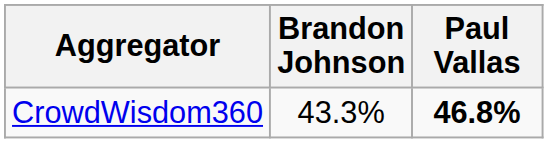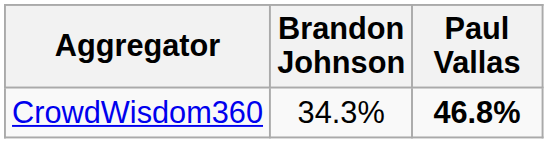(341, 112) 43.3% -> (341, 112) 34.3%
